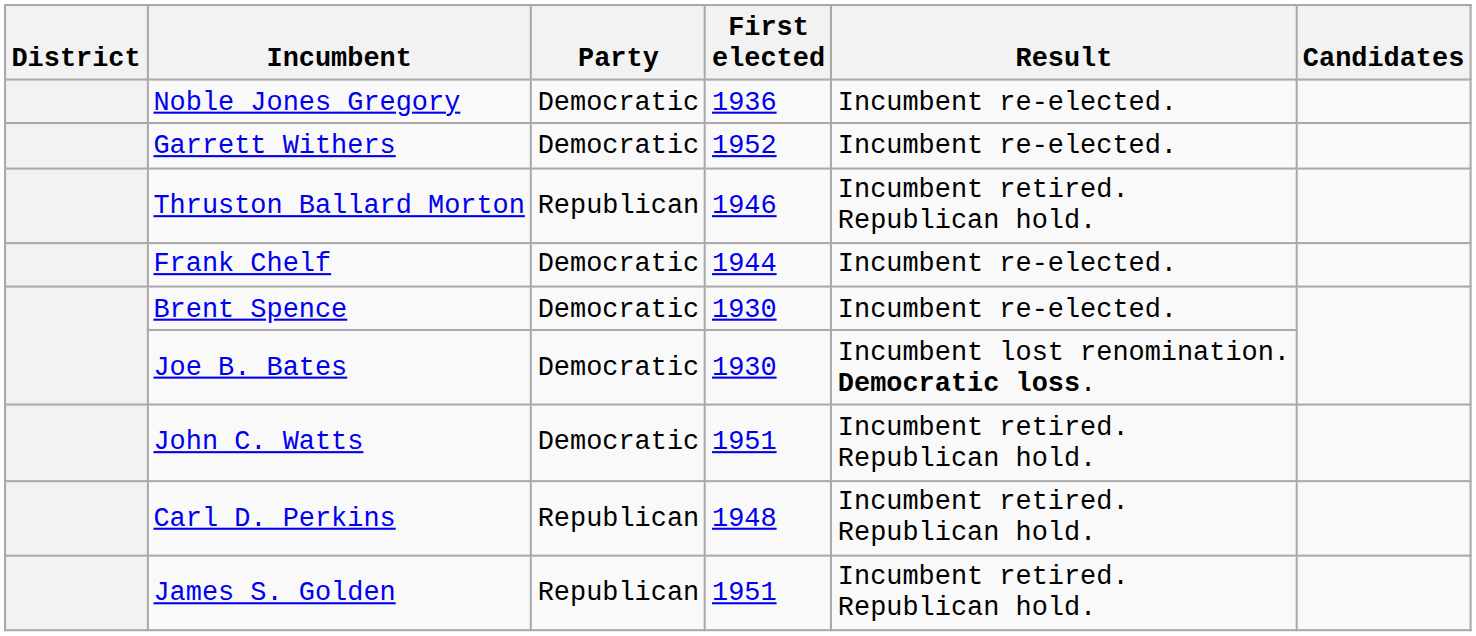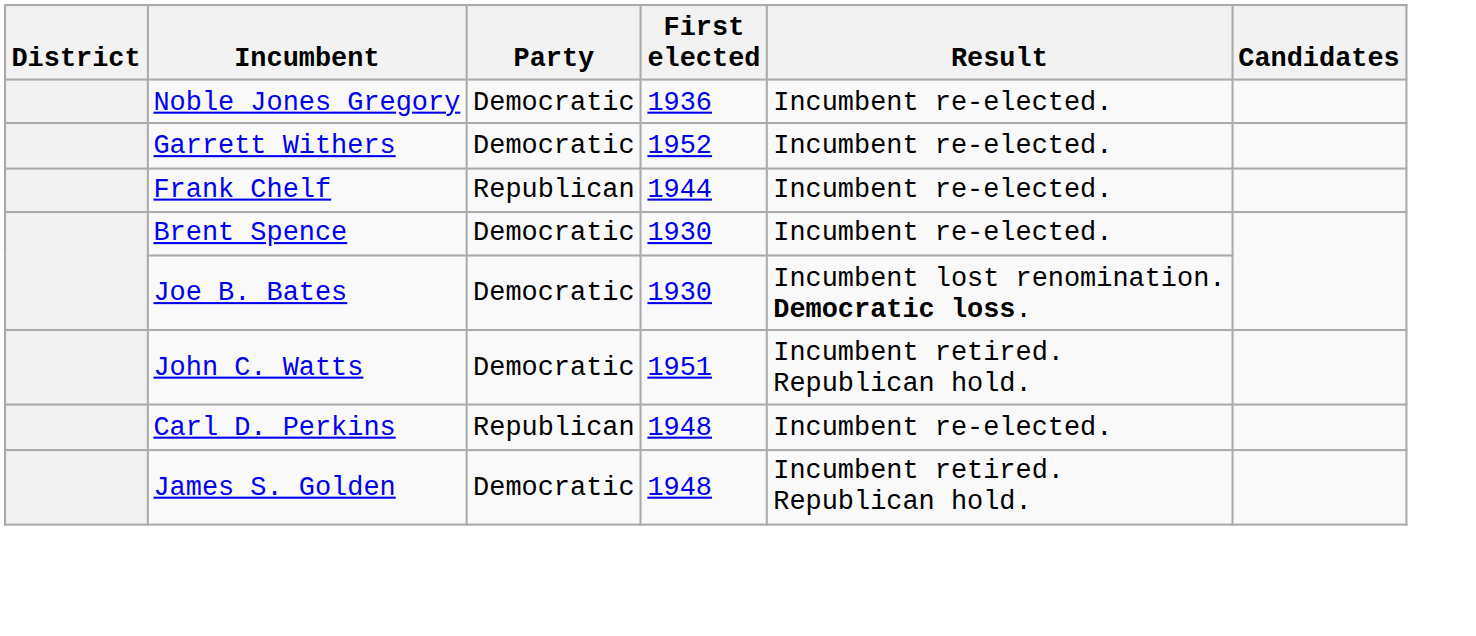- row: (339, 205)
(618, 264) Democratic -> (554, 190) Republican
(983, 518) Incumbent retired. Republican hold. -> (943, 427) Incumbent re-elected.
(618, 592) Republican -> (554, 487) Democratic
(744, 592) 1951 -> (680, 487) 1948
